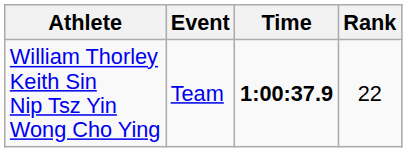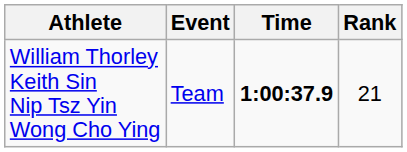(370, 93) 22 -> (370, 93) 21
